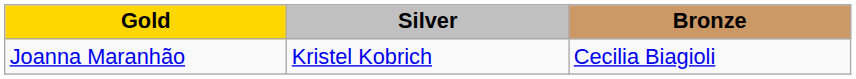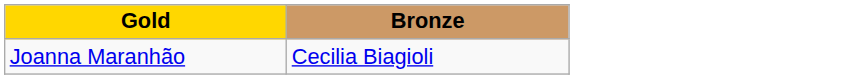- column: (428, 21)
